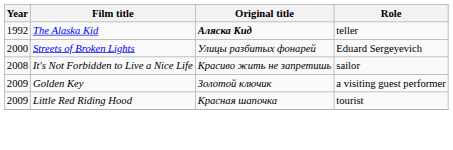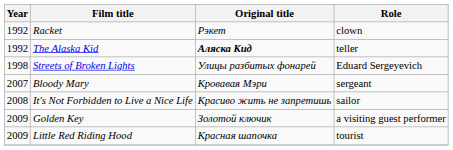+ row: (47, 31)
(17, 48) 2000 -> (17, 66) 1998
+ row: (61, 83)
